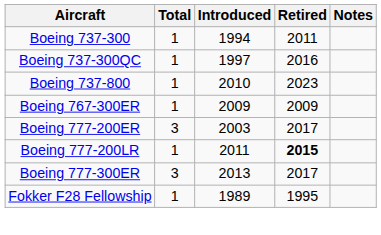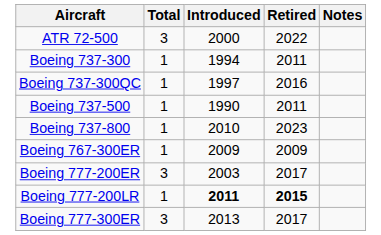+ row: (80, 38)
+ row: (80, 106)
(234, 151) normal -> (224, 196) bold
- row: (80, 196)
